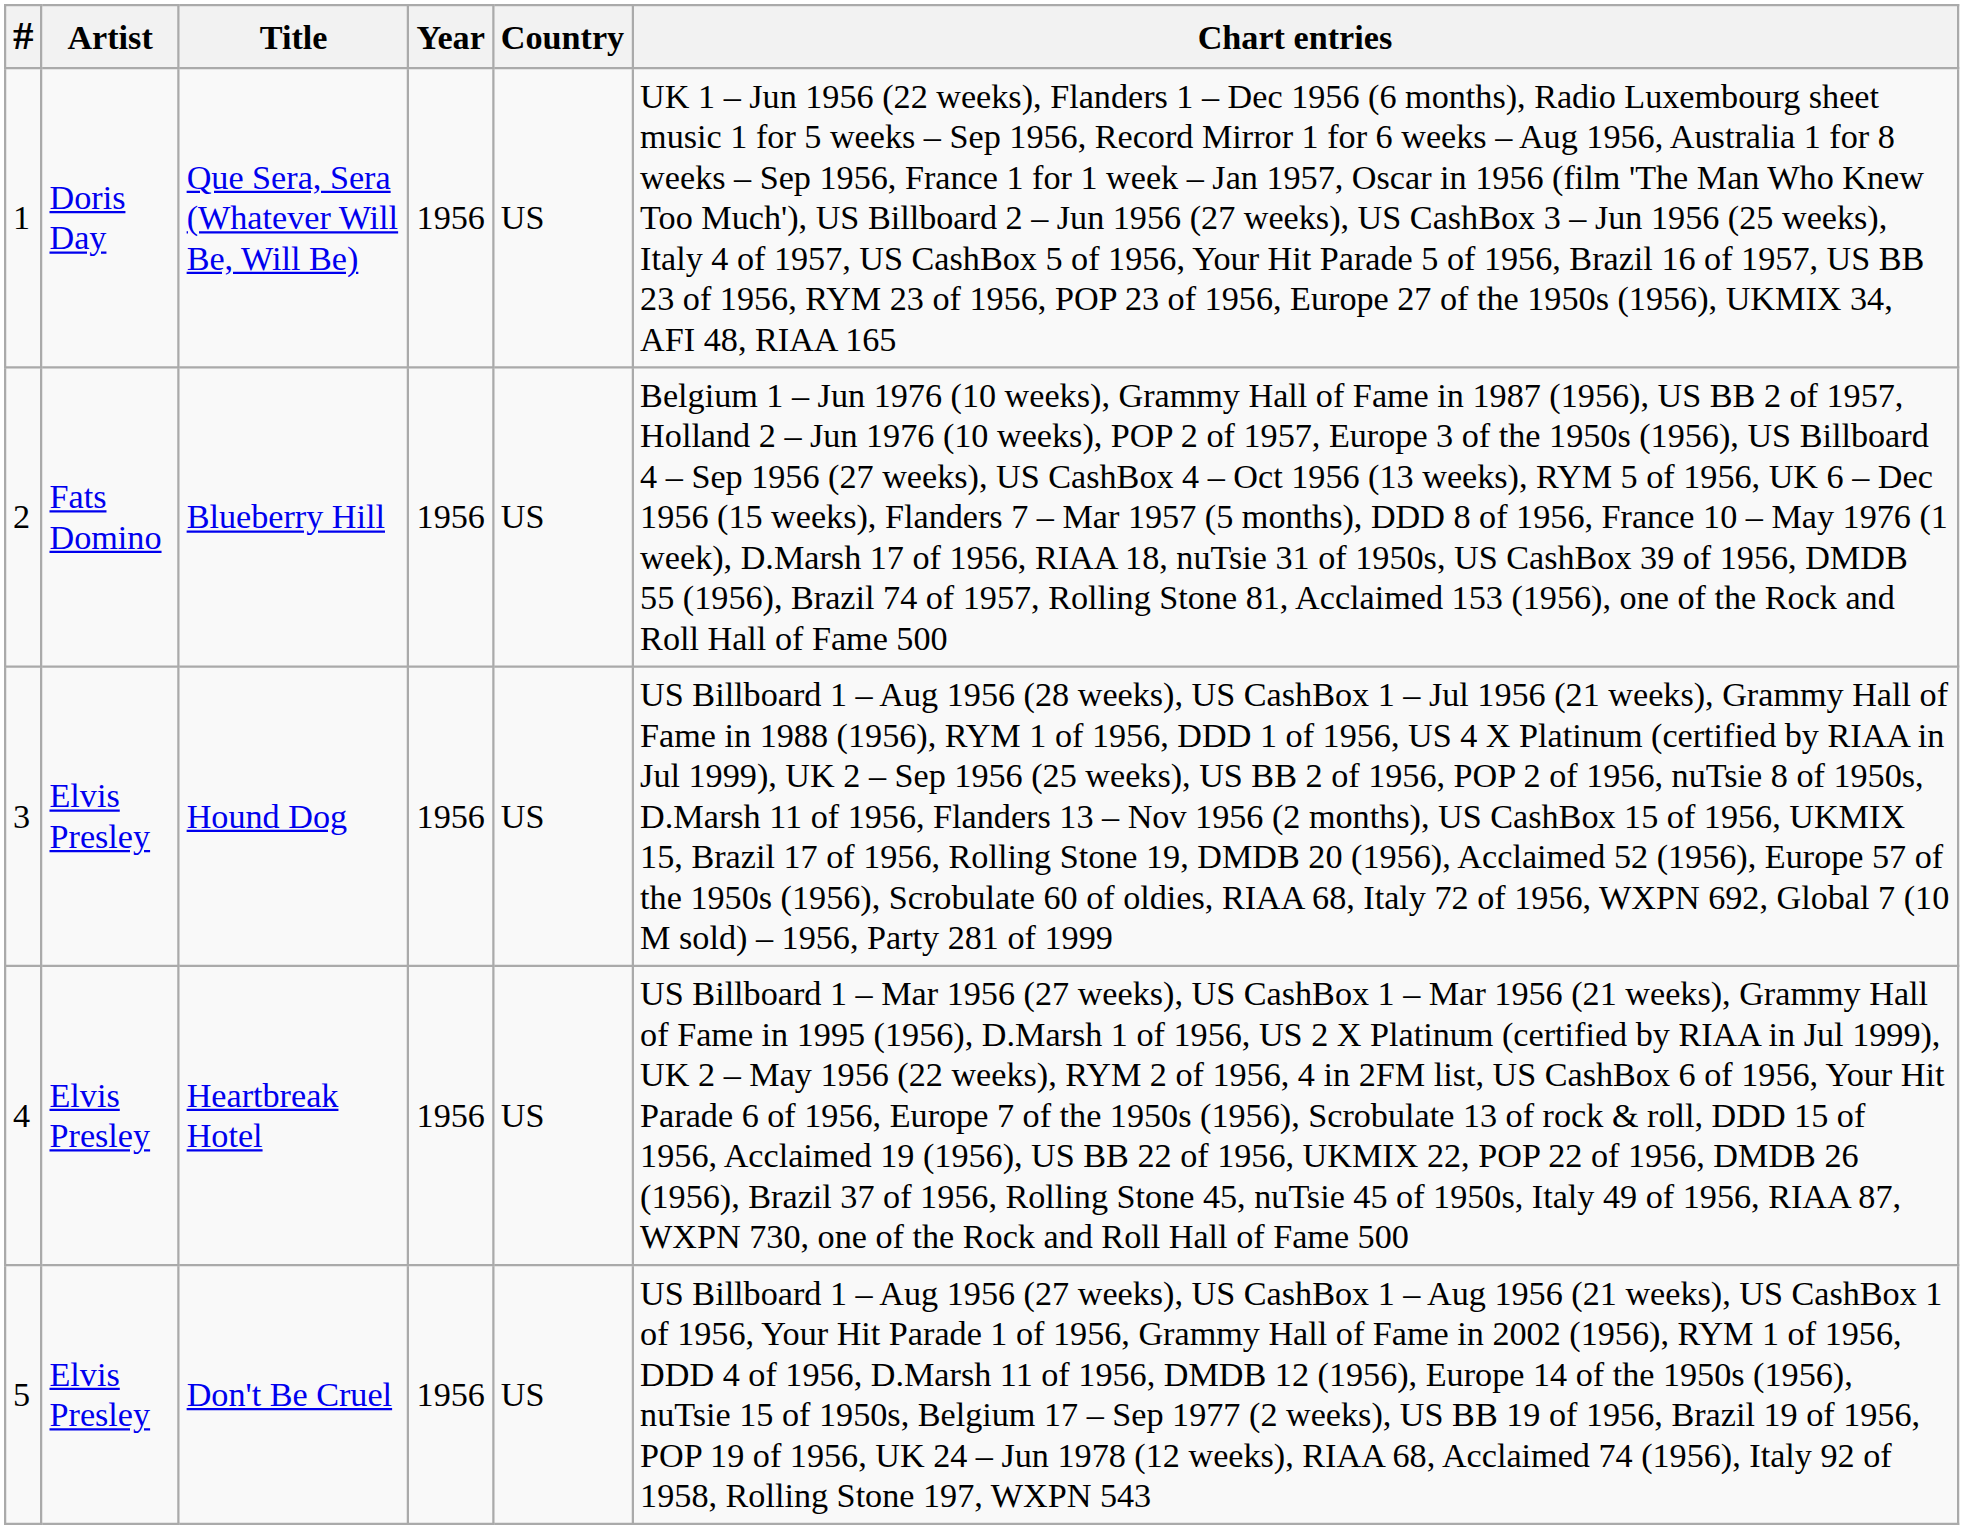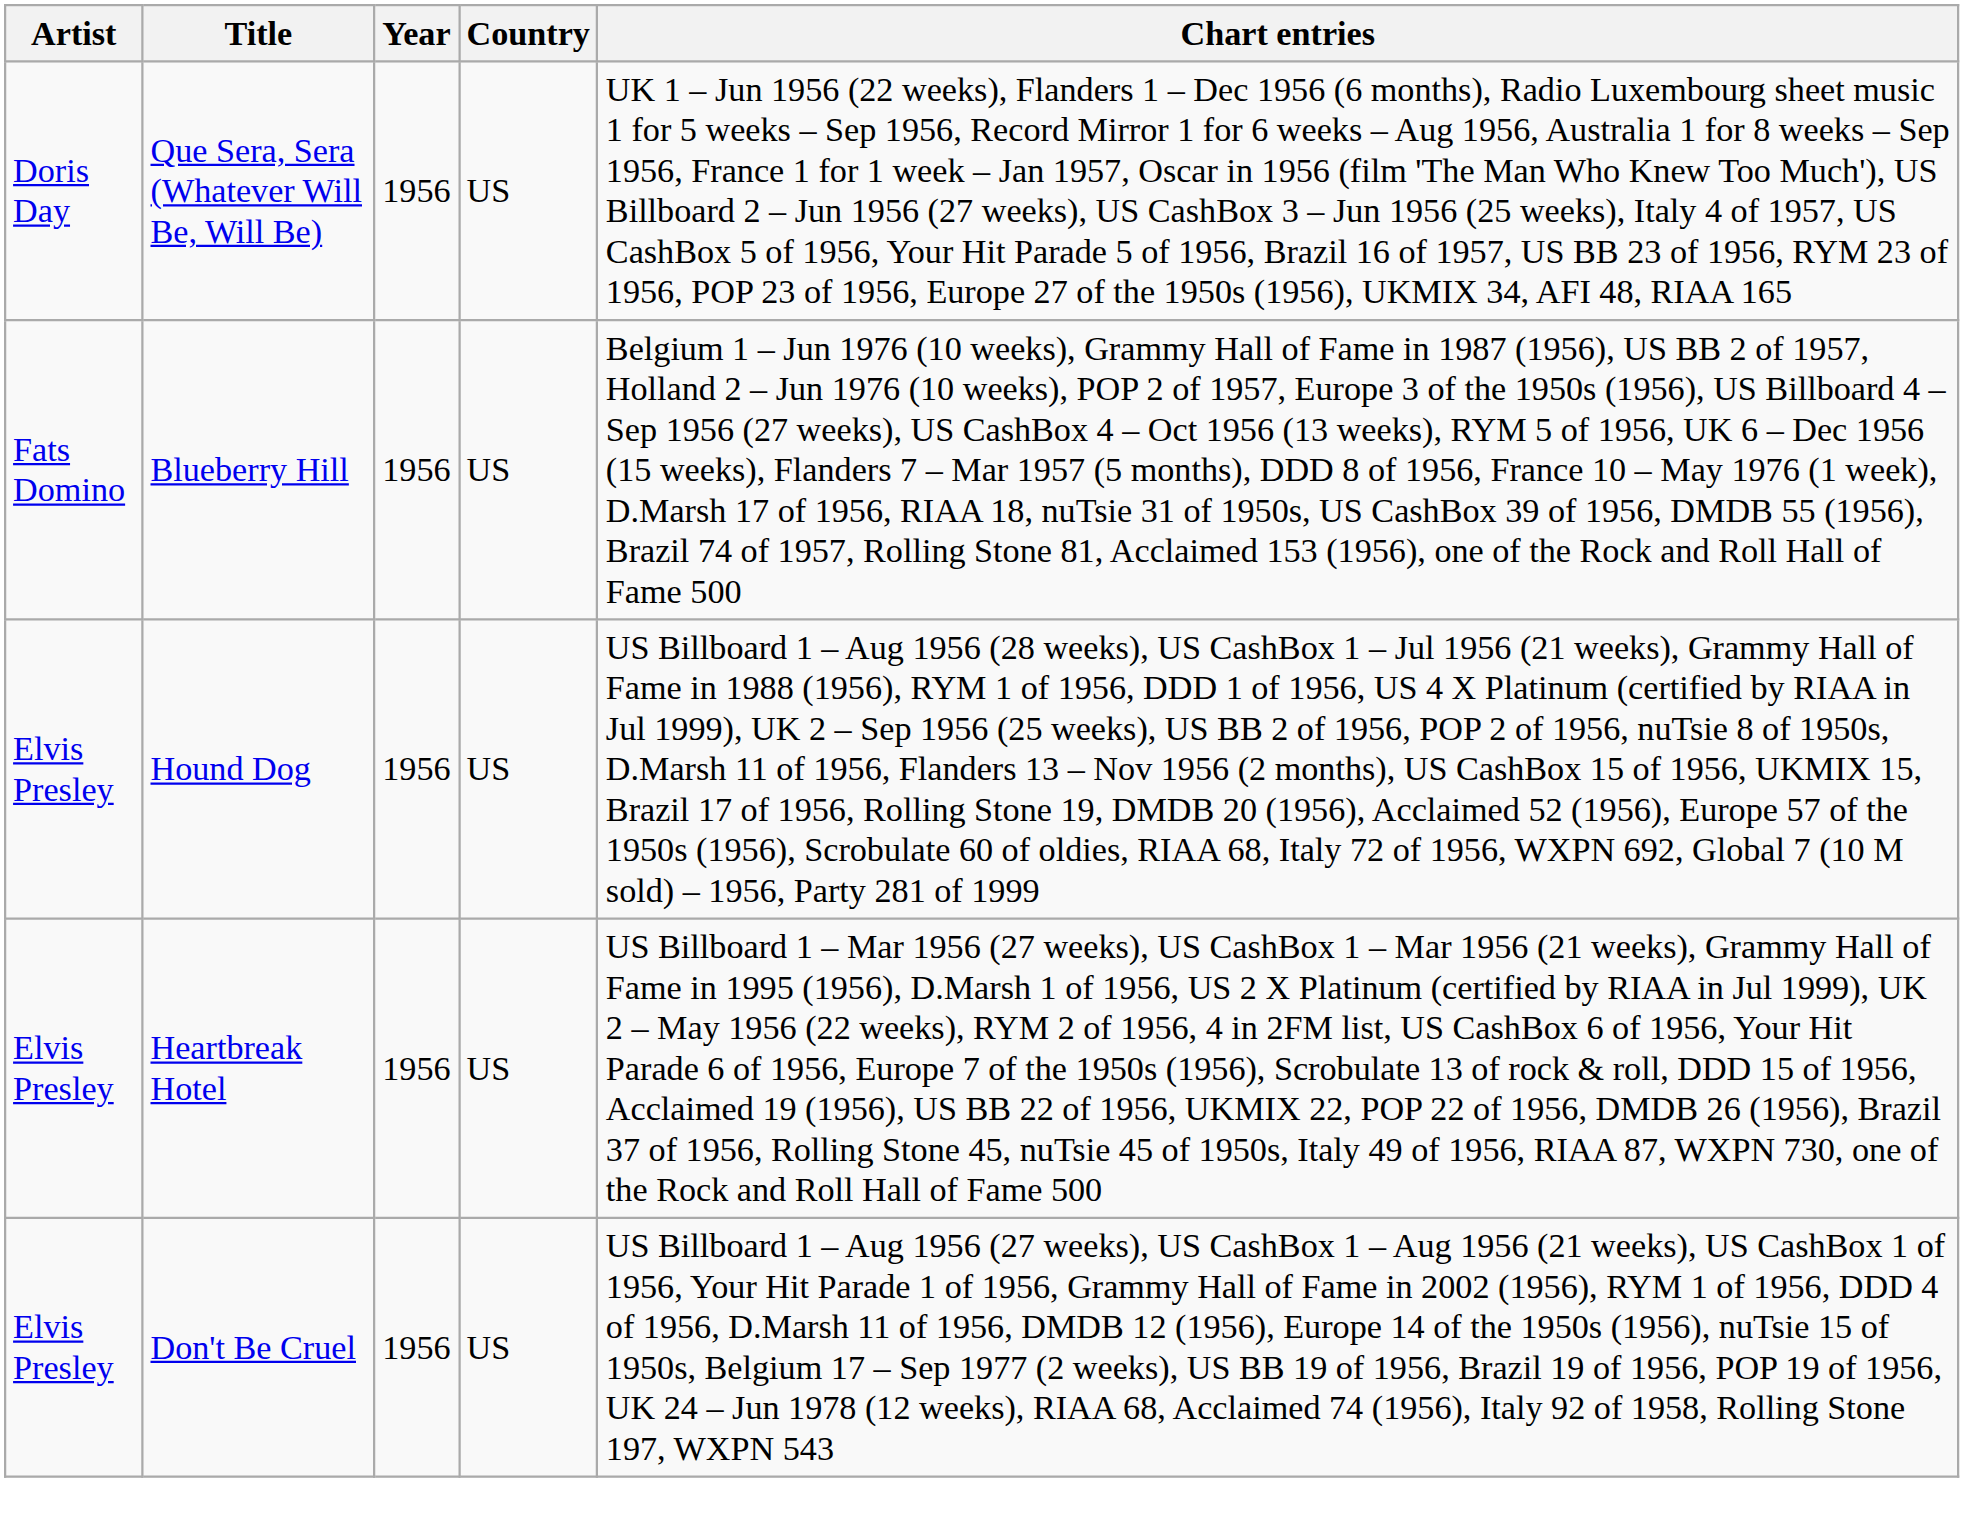- column: (23, 36)
